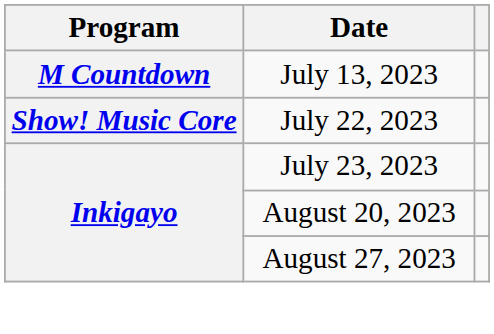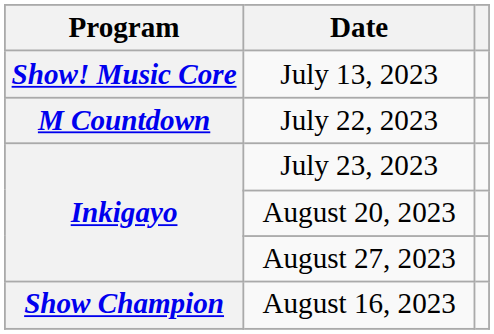(124, 73) M Countdown -> (124, 73) Show! Music Core
(124, 119) Show! Music Core -> (124, 119) M Countdown
+ row: (359, 304)
